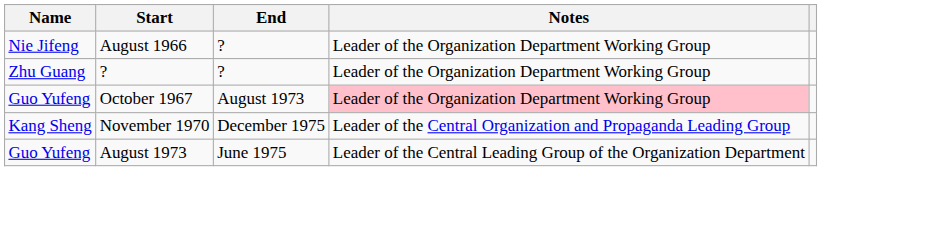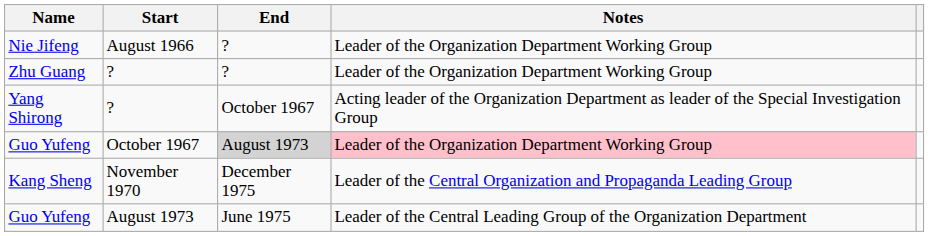+ row: (35, 108)
(261, 98) no background -> (265, 144) lightgrey background
